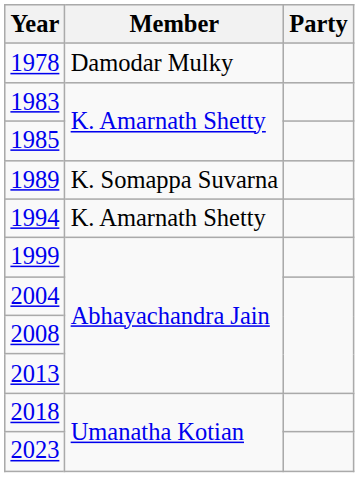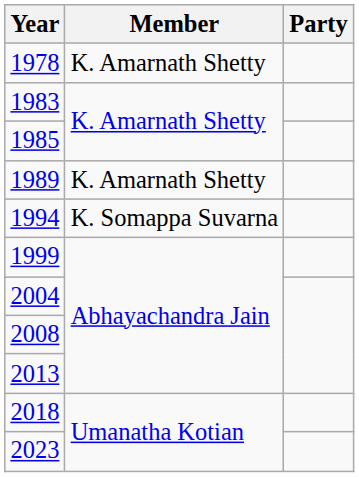(152, 62) Damodar Mulky -> (168, 62) K. Amarnath Shetty
(174, 179) K. Somappa Suvarna -> (168, 179) K. Amarnath Shetty
(168, 218) K. Amarnath Shetty -> (174, 218) K. Somappa Suvarna
